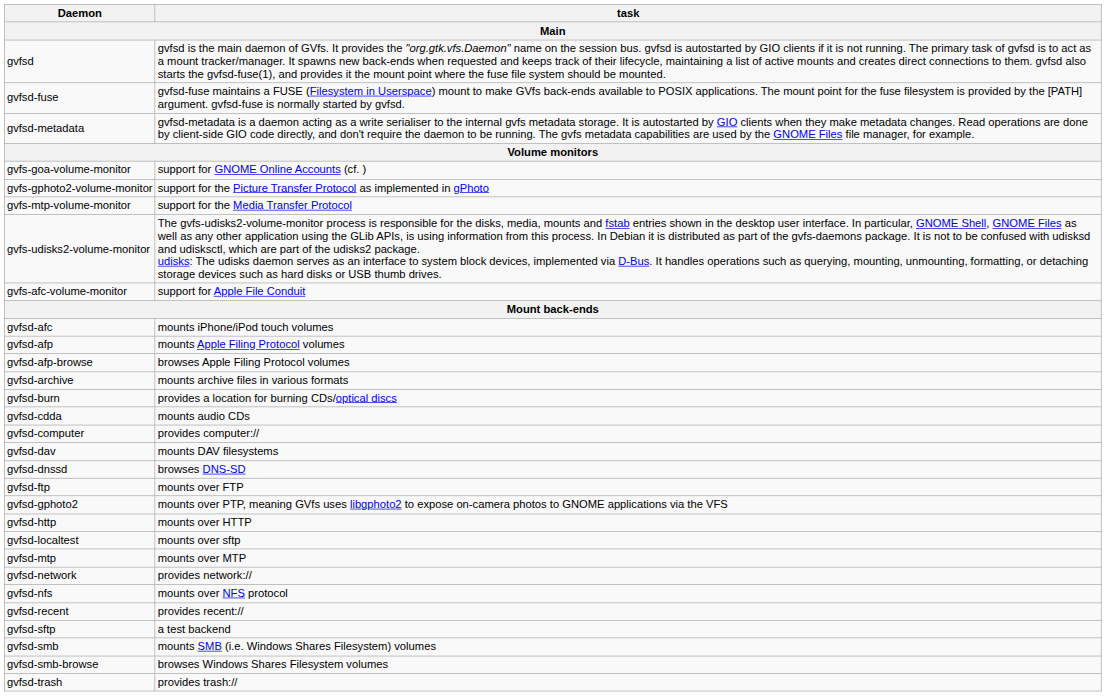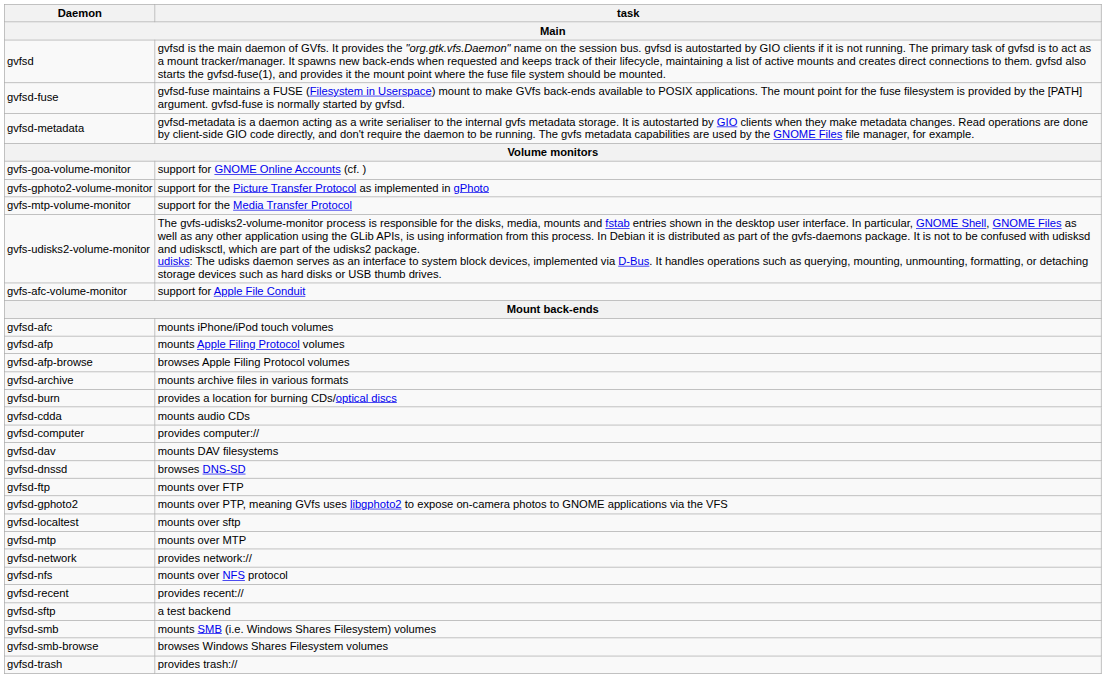- row: (32, 522)
